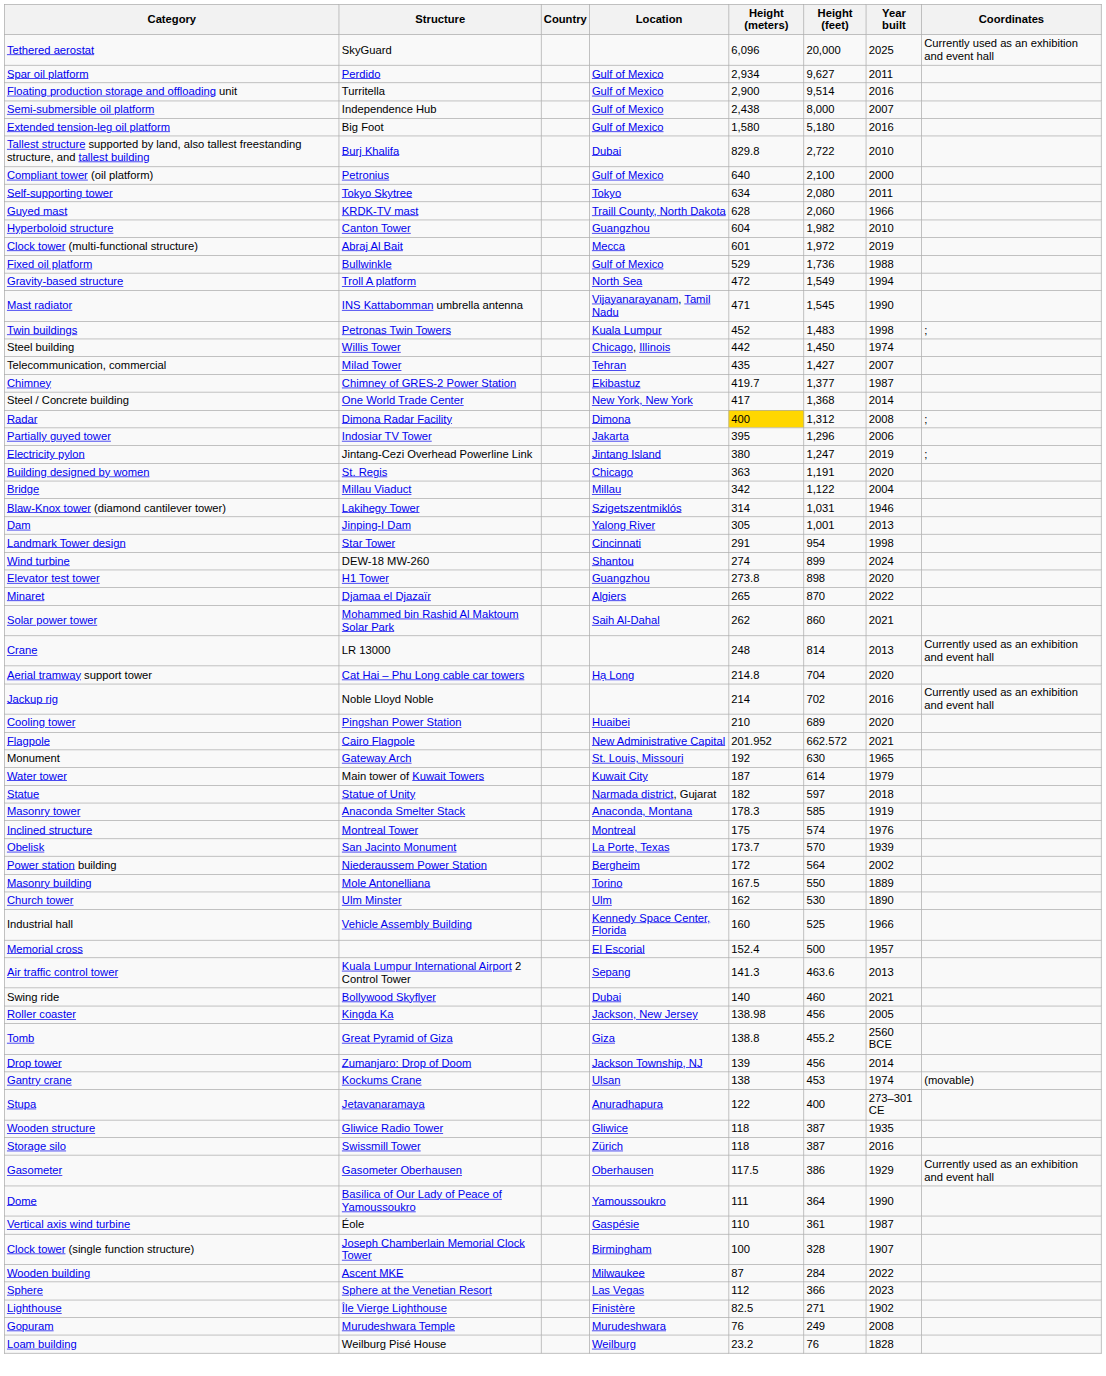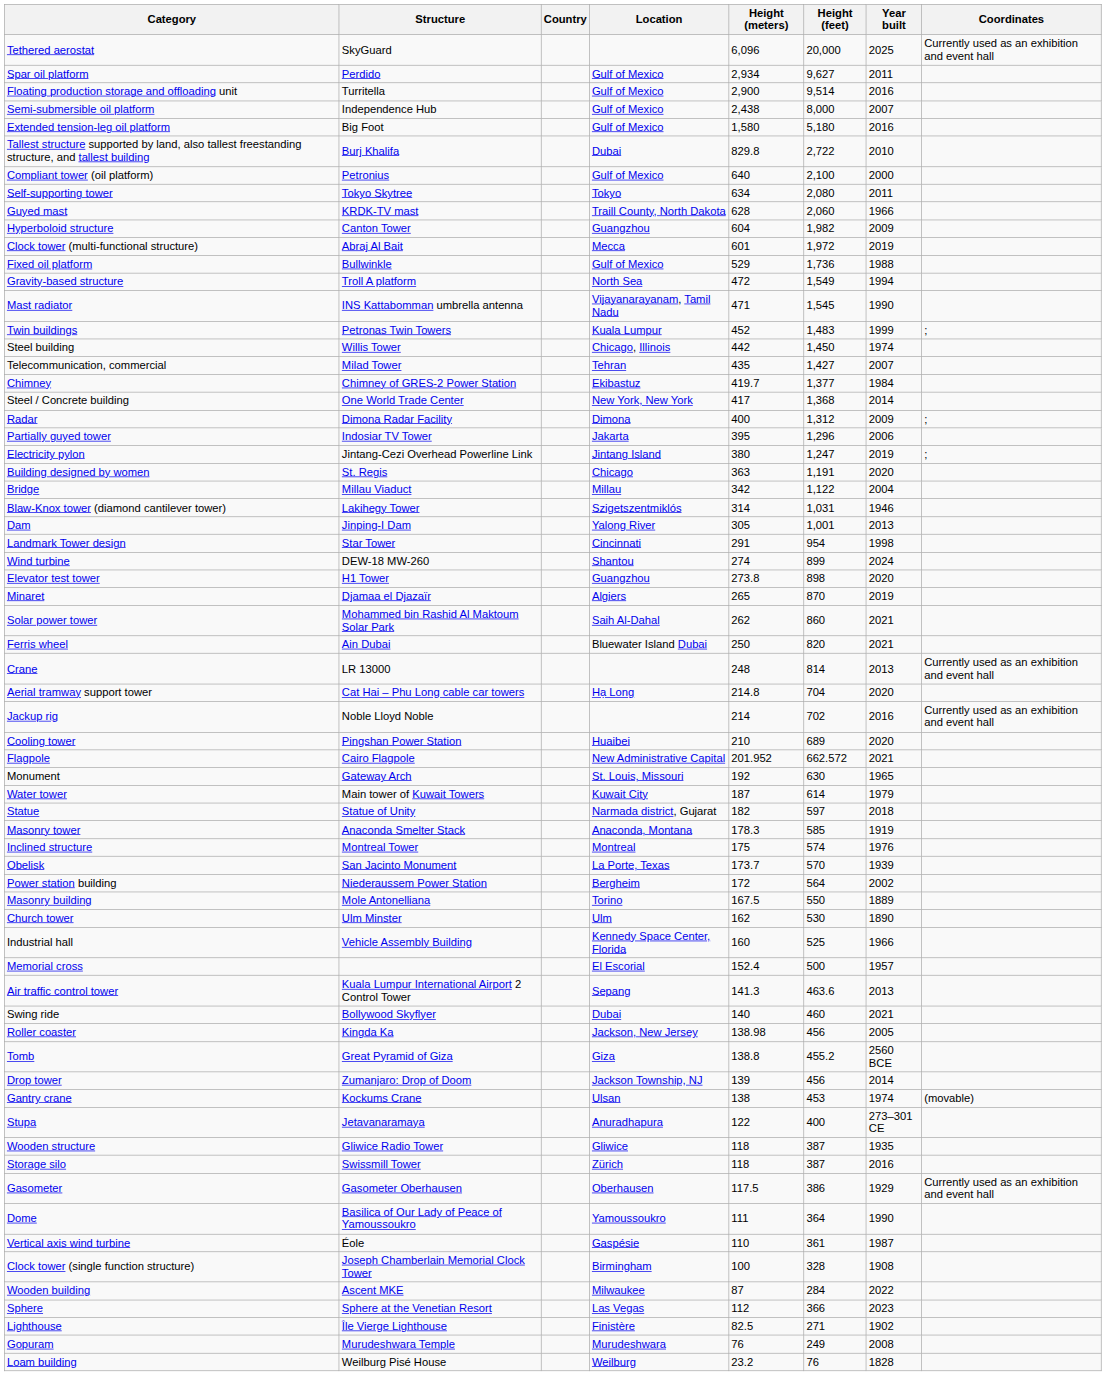(881, 228) 2010 -> (881, 228) 2009
(881, 330) 1998 -> (881, 330) 1999
(881, 383) 1987 -> (881, 383) 1984
(741, 419) gold background -> (741, 419) no background
(881, 419) 2008 -> (881, 419) 2009
(881, 596) 2022 -> (881, 596) 2019
+ row: (37, 644)
(881, 1249) 1907 -> (881, 1266) 1908
